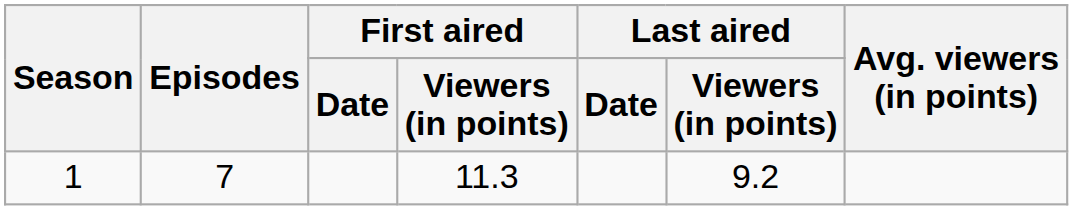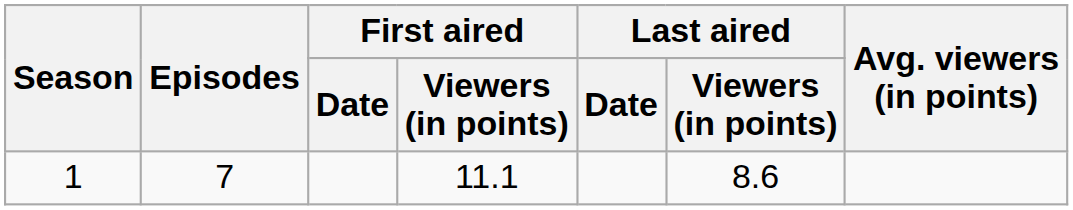(487, 177) 11.3 -> (487, 177) 11.1
(755, 177) 9.2 -> (755, 177) 8.6
